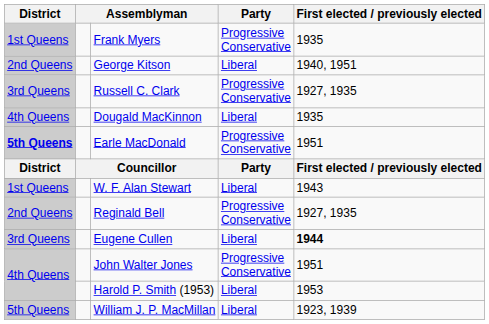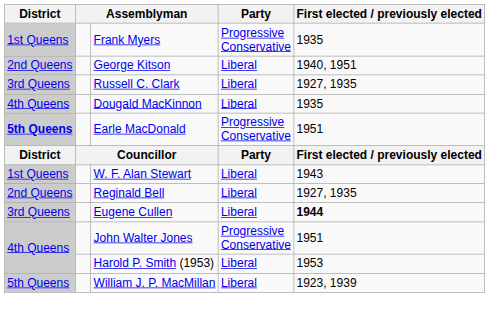(256, 91) Progressive Conservative -> (239, 84) Liberal
(256, 213) Progressive Conservative -> (239, 193) Liberal
